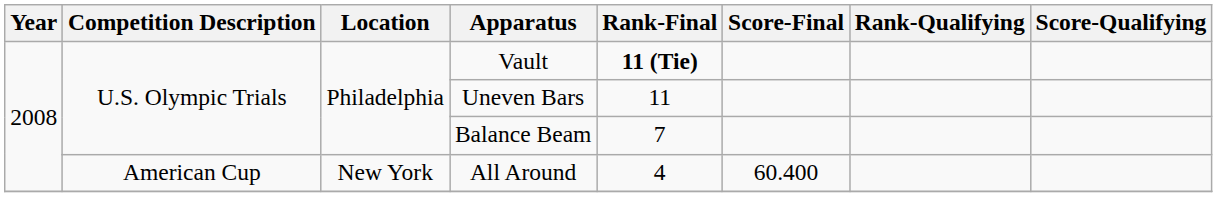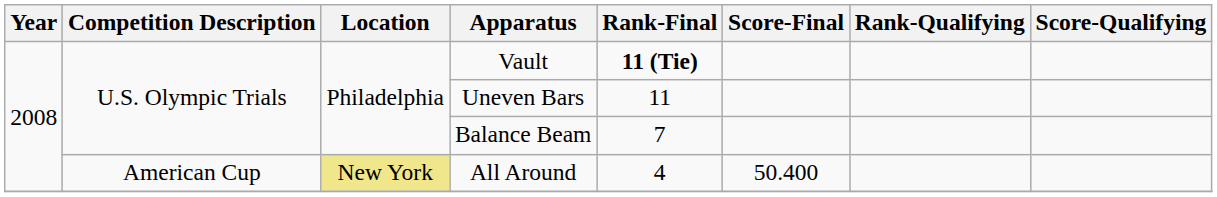(385, 172) no background -> (385, 172) khaki background
(786, 172) 60.400 -> (786, 172) 50.400
